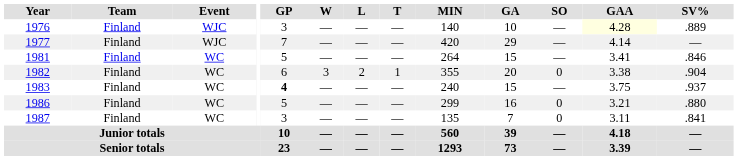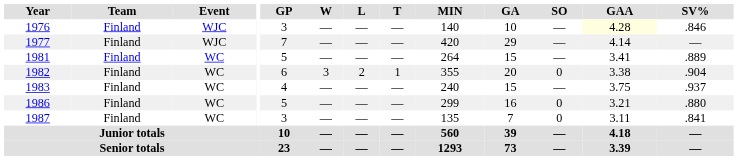(695, 26) .889 -> (695, 26) .846
(695, 57) .846 -> (695, 57) .889
(284, 87) bold -> (284, 87) normal
